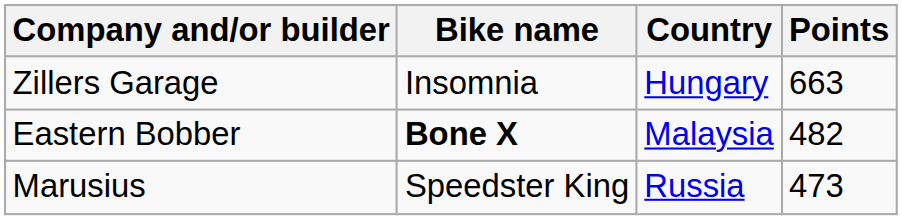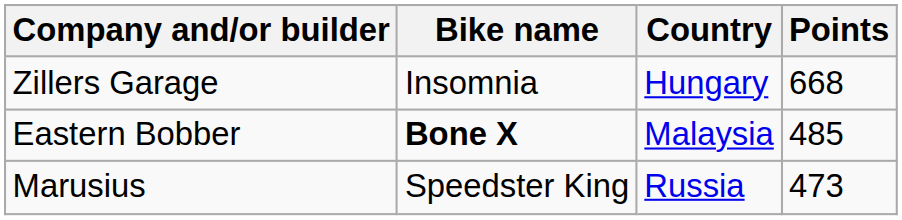(816, 82) 663 -> (816, 82) 668
(816, 134) 482 -> (816, 134) 485
